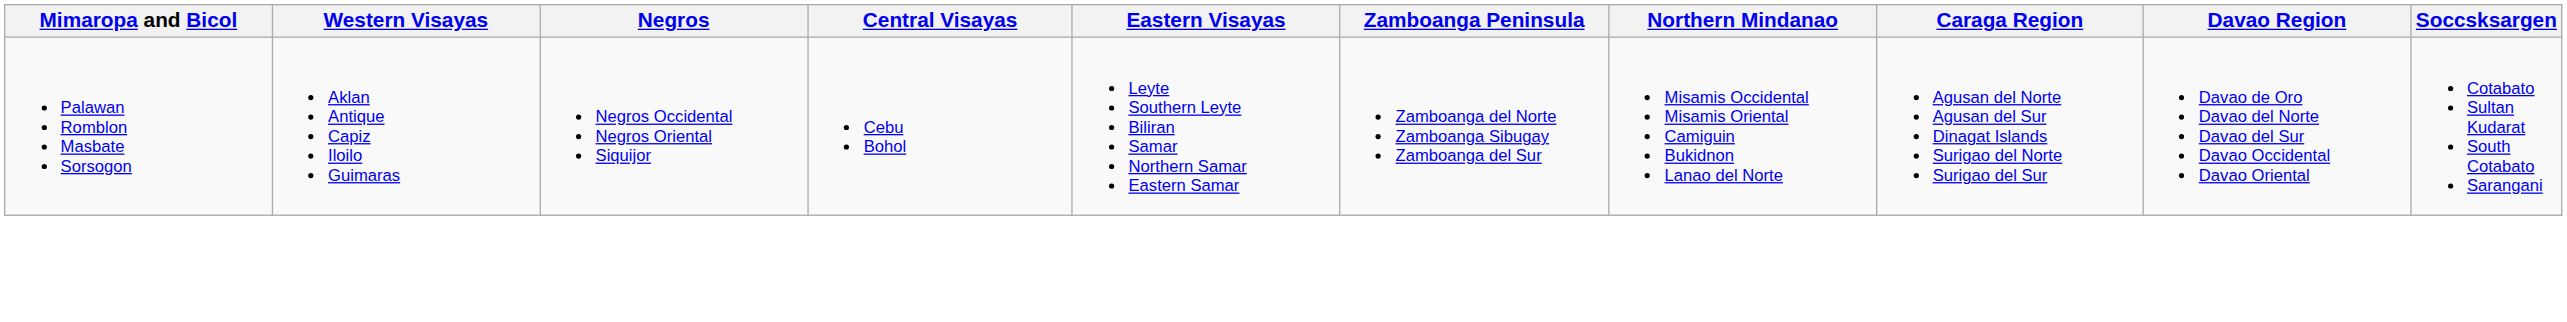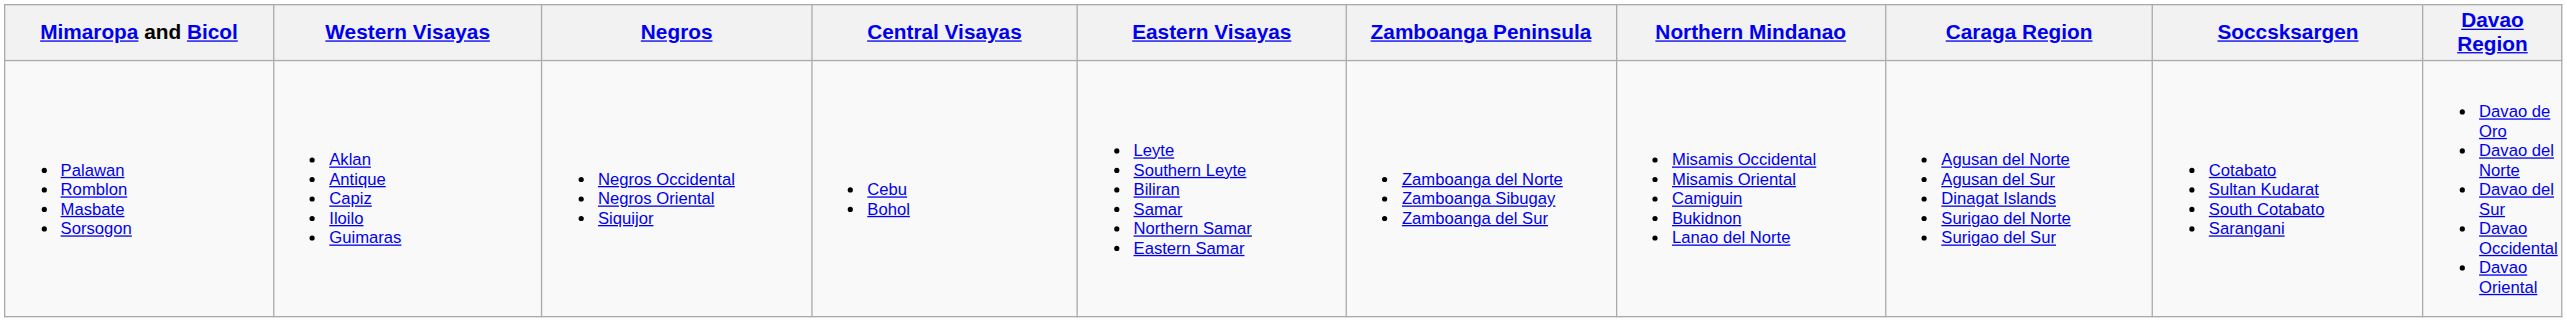columns swapped: (2277, 20) <-> (2486, 20)
